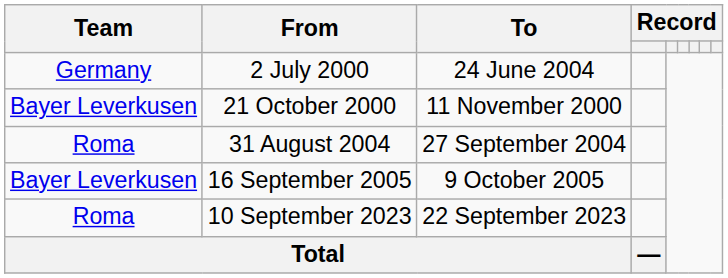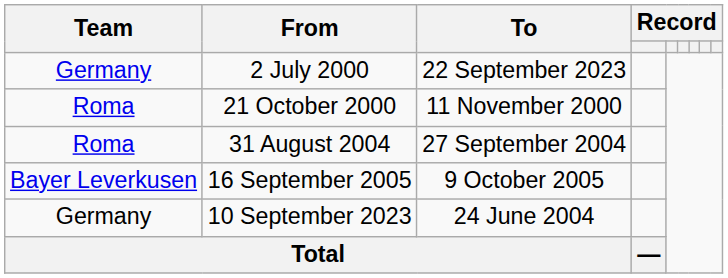(524, 70) 24 June 2004 -> (524, 70) 22 September 2023
(104, 107) Bayer Leverkusen -> (104, 107) Roma
(104, 217) Roma -> (104, 217) Germany
(524, 217) 22 September 2023 -> (524, 217) 24 June 2004
